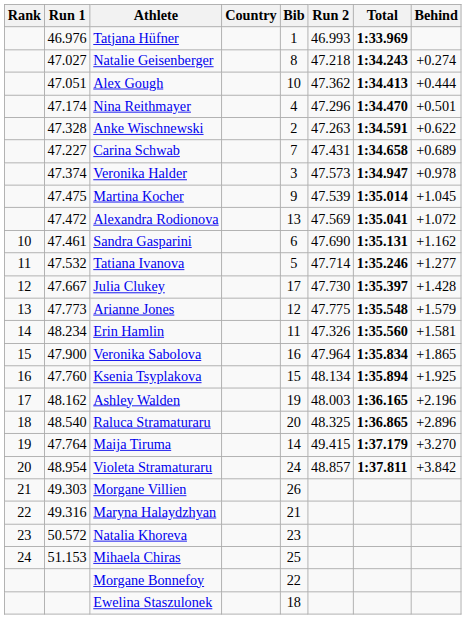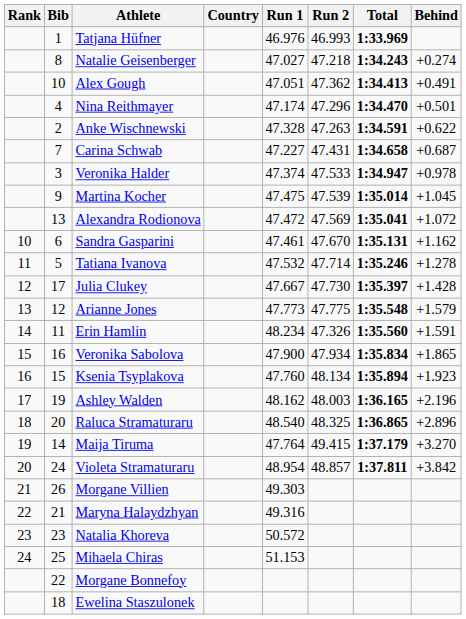columns swapped: (294, 15) <-> (67, 15)
(436, 83) +0.444 -> (436, 83) +0.491
(436, 151) +0.689 -> (436, 151) +0.687
(331, 173) 47.573 -> (331, 173) 47.533
(331, 241) 47.690 -> (331, 241) 47.670
(436, 264) +1.277 -> (436, 264) +1.278
(436, 331) +1.581 -> (436, 331) +1.591
(331, 354) 47.964 -> (331, 354) 47.934
(436, 377) +1.925 -> (436, 377) +1.923
